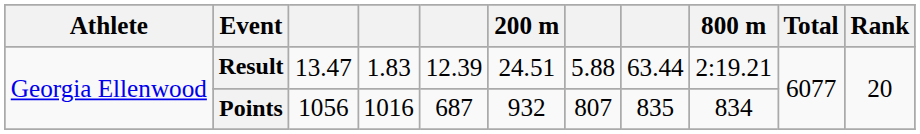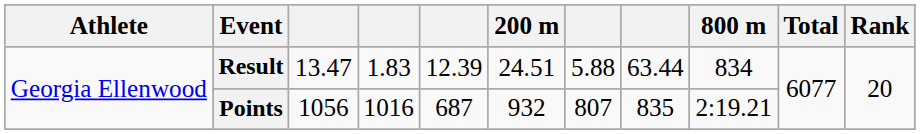(734, 67) 2:19.21 -> (734, 67) 834
(734, 108) 834 -> (734, 108) 2:19.21
